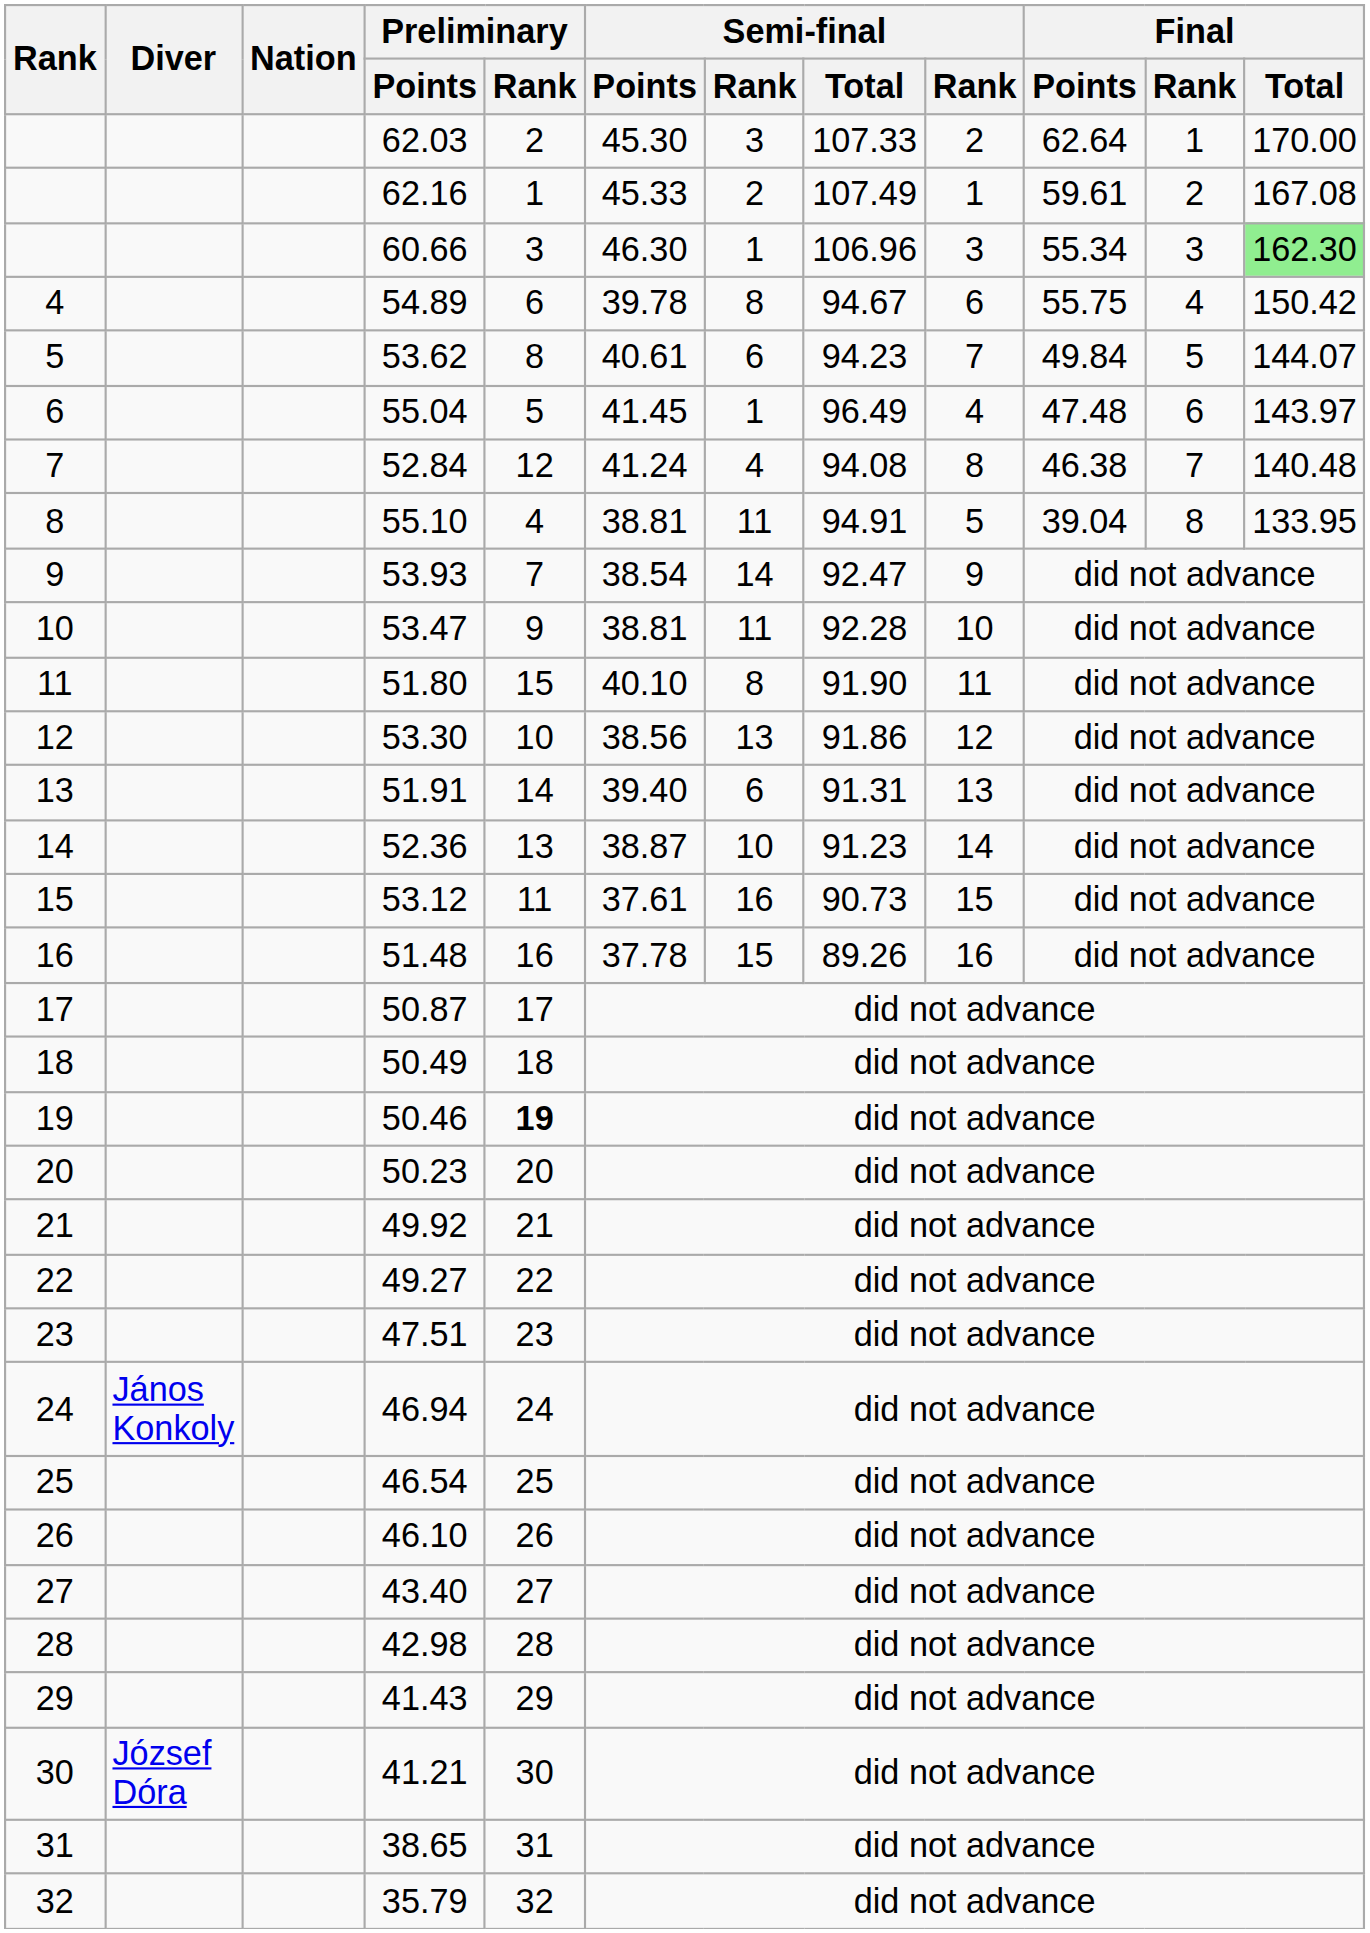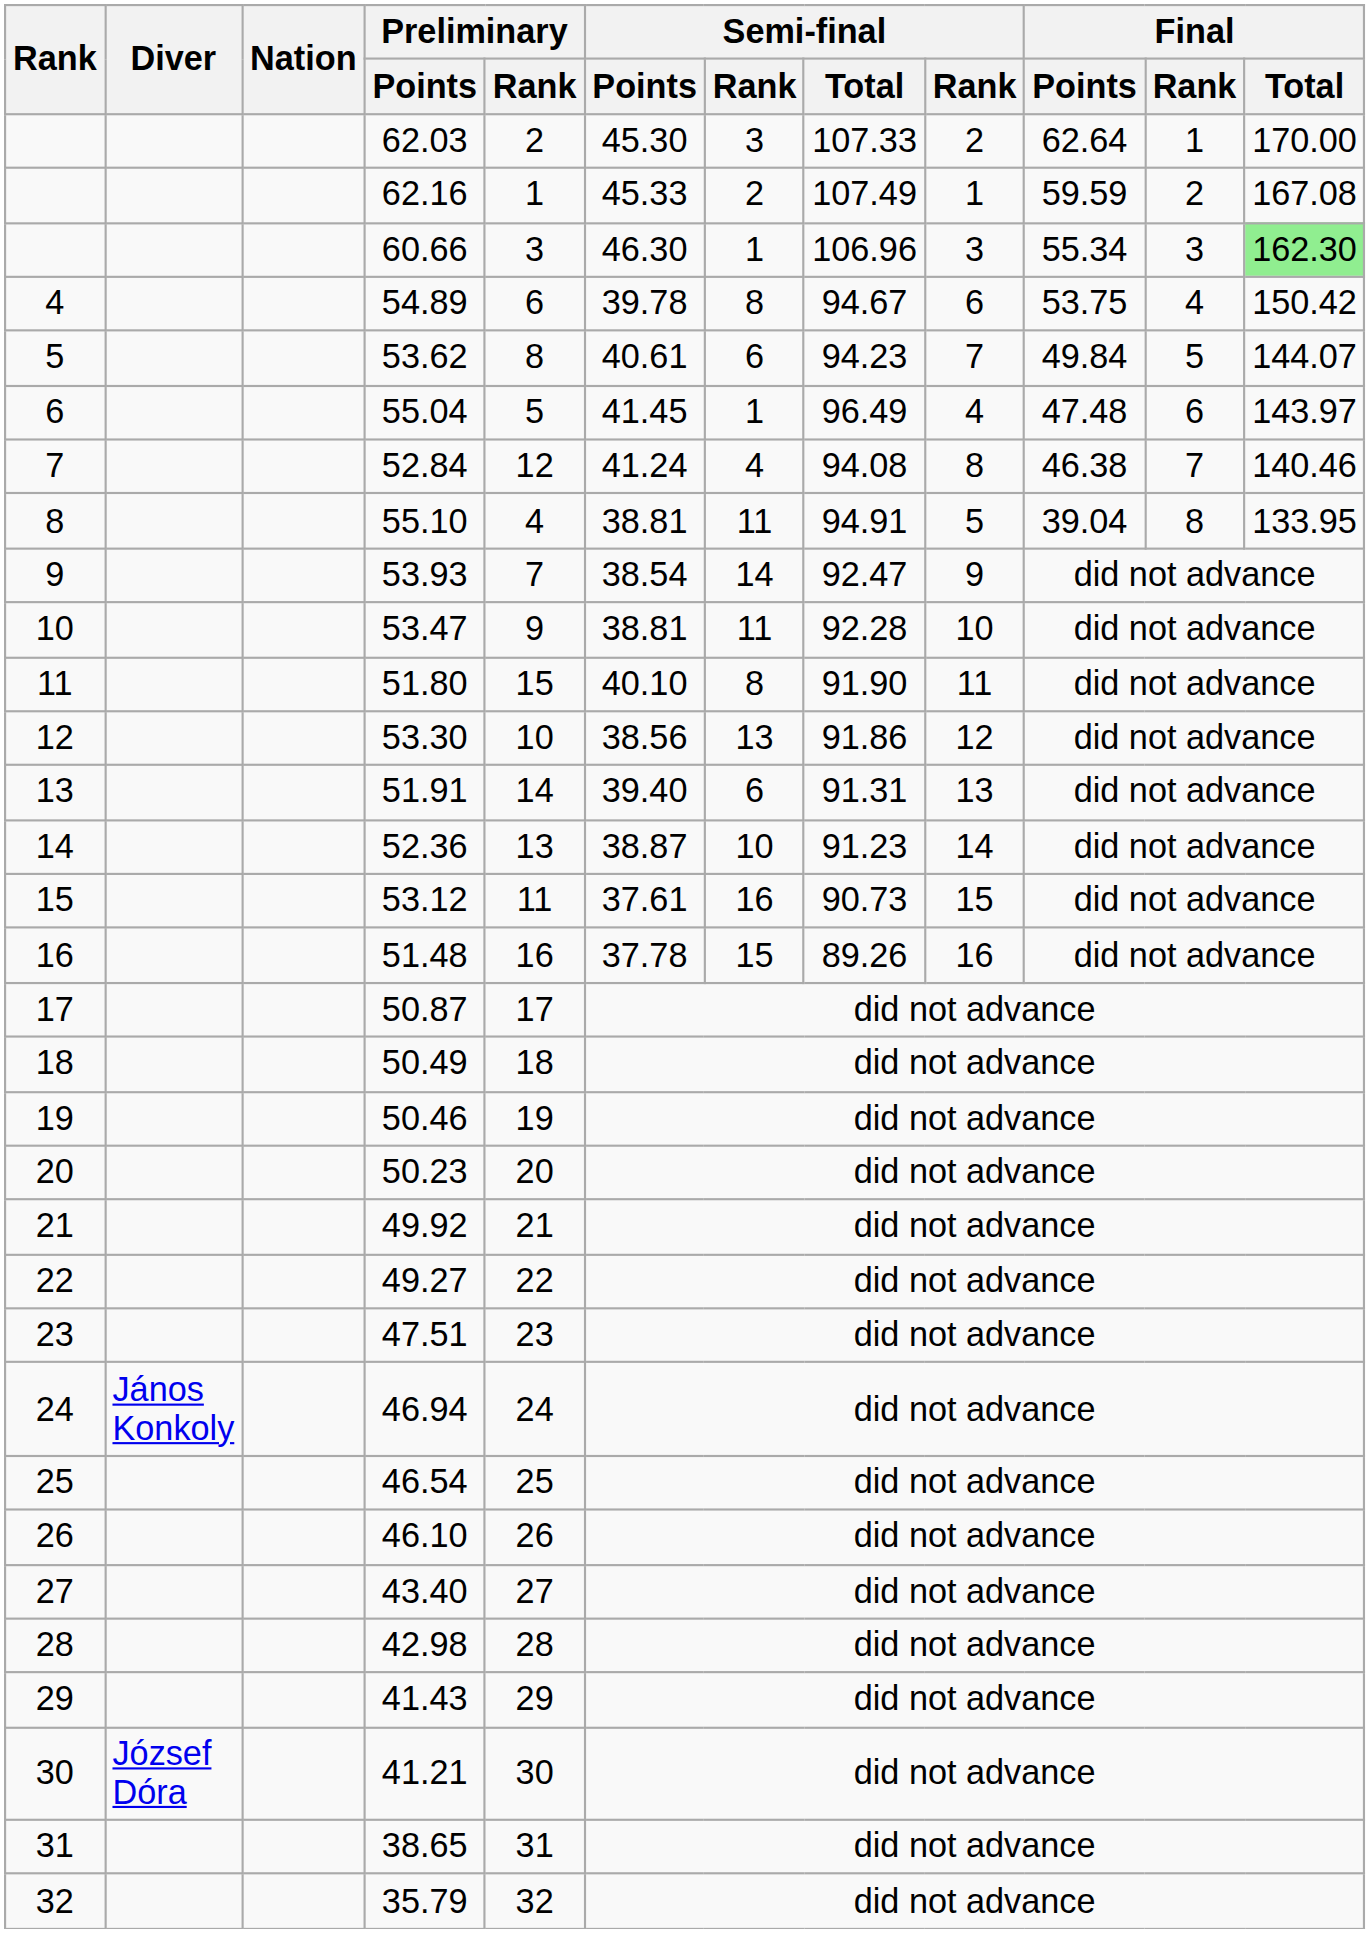(1085, 194) 59.61 -> (1085, 194) 59.59
(1085, 303) 55.75 -> (1085, 303) 53.75
(1305, 466) 140.48 -> (1305, 466) 140.46
(535, 1117) bold -> (535, 1117) normal
